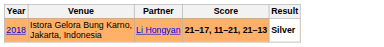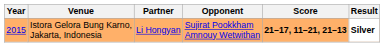+ column: (222, 12)
(16, 30) 2018 -> (16, 30) 2015
